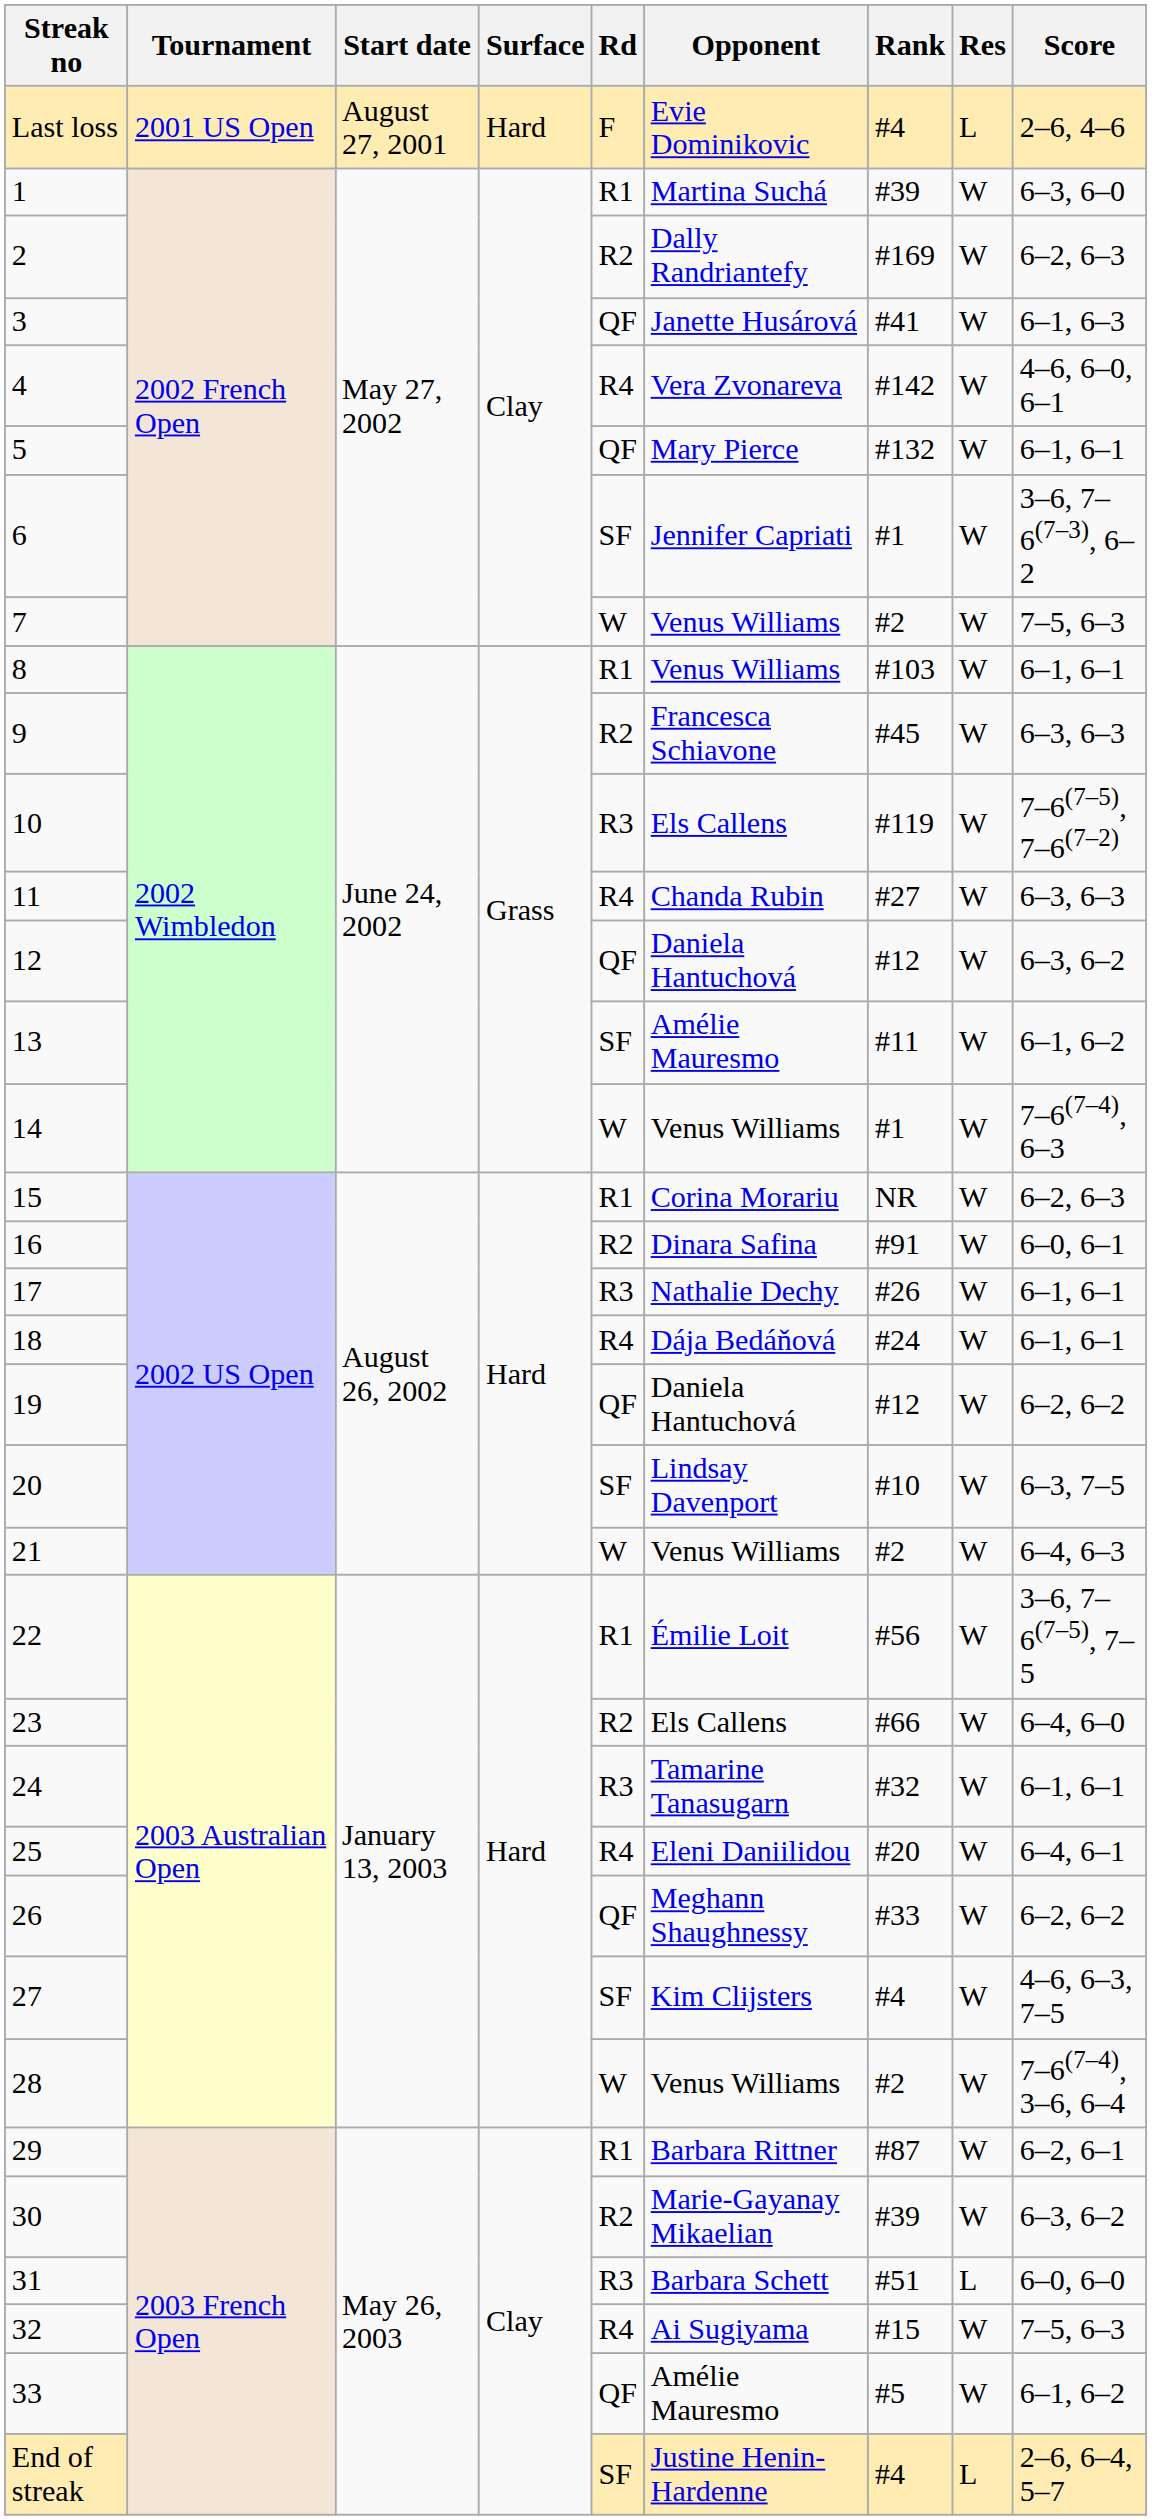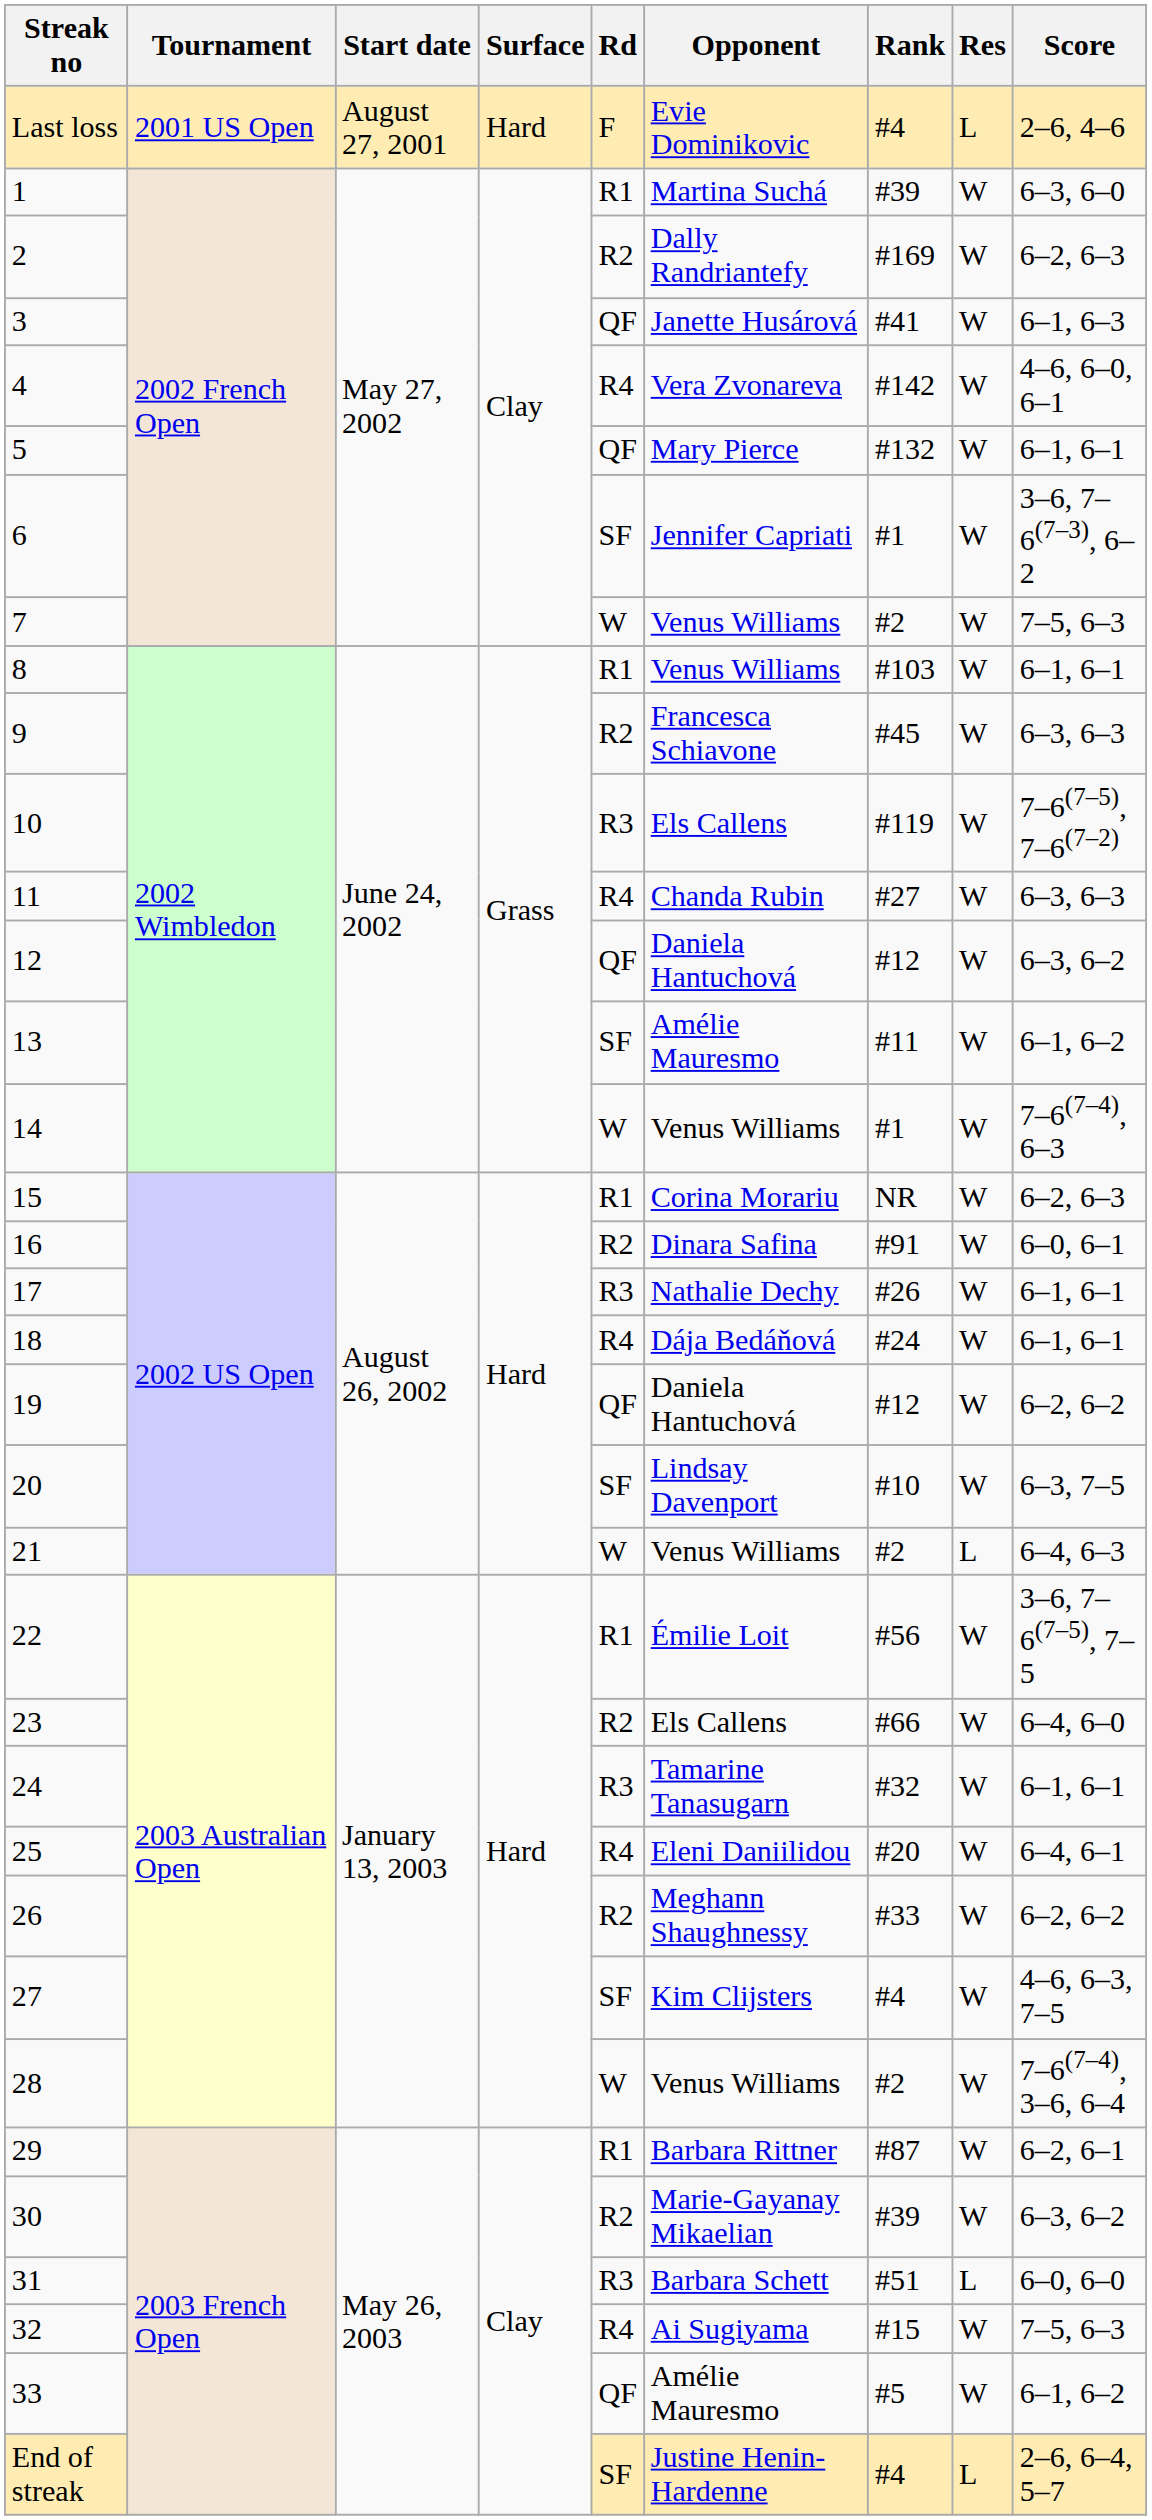(973, 1550) W -> (968, 1550) L
(618, 1915) QF -> (616, 1915) R2
